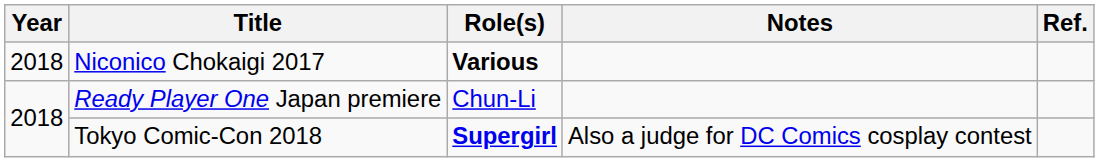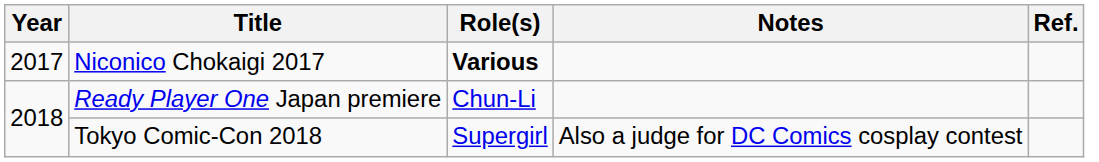(37, 61) 2018 -> (37, 61) 2017
(505, 136) bold -> (500, 136) normal
